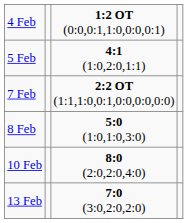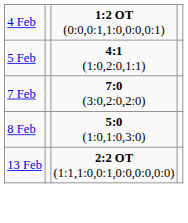(114, 93) 2:2 OT (1:1,1:0,0:1,0:0,0:0,0:0) -> (114, 93) 7:0 (3:0,2:0,2:0)
- row: (25, 165)
(114, 200) 7:0 (3:0,2:0,2:0) -> (114, 165) 2:2 OT (1:1,1:0,0:1,0:0,0:0,0:0)
